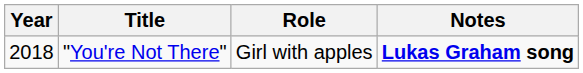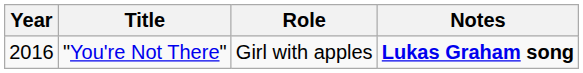(31, 52) 2018 -> (31, 52) 2016
